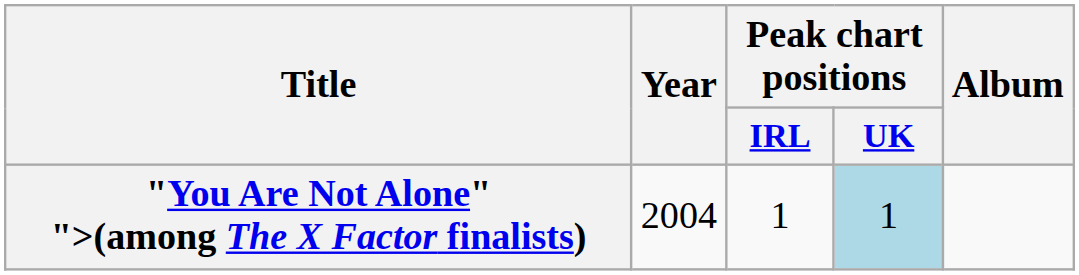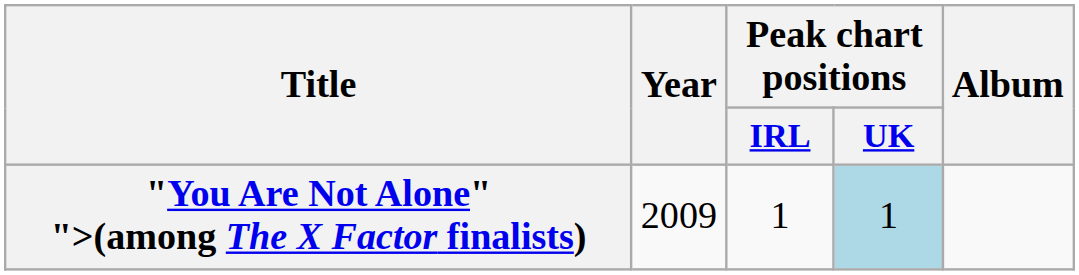(679, 215) 2004 -> (679, 215) 2009
